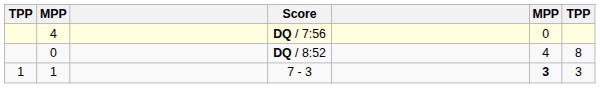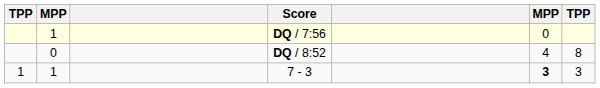(53, 33) 4 -> (53, 33) 1
